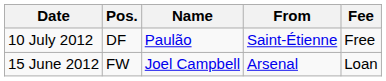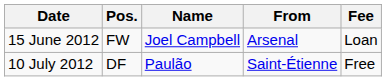rows swapped: (54, 64) <-> (51, 40)
